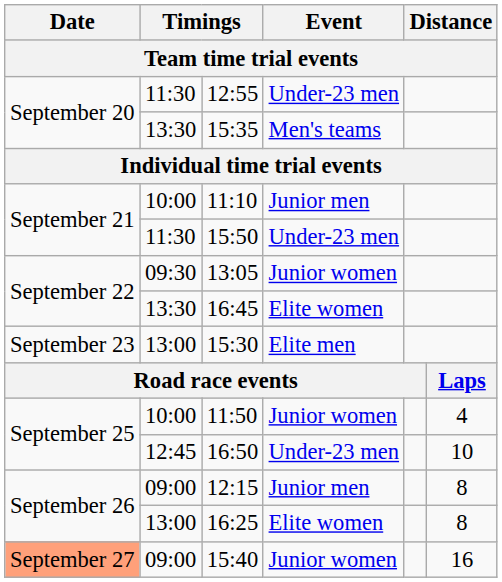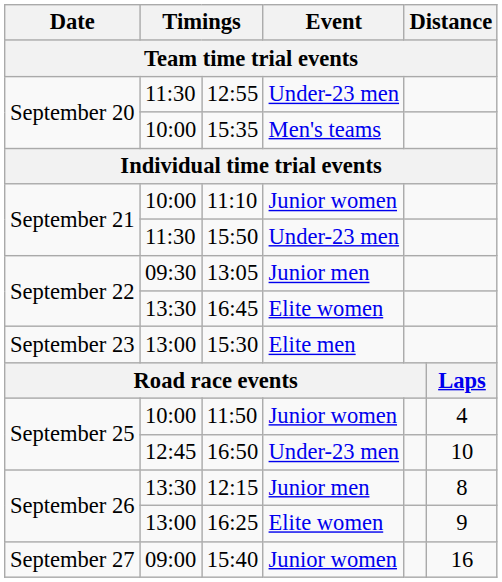(171, 129) 13:30 -> (171, 129) 10:00
(319, 201) Junior men -> (333, 201) Junior women
(333, 272) Junior women -> (319, 272) Junior men
(171, 487) 09:00 -> (171, 487) 13:30
(462, 523) 8 -> (462, 523) 9
(72, 559) lightsalmon background -> (72, 559) no background
